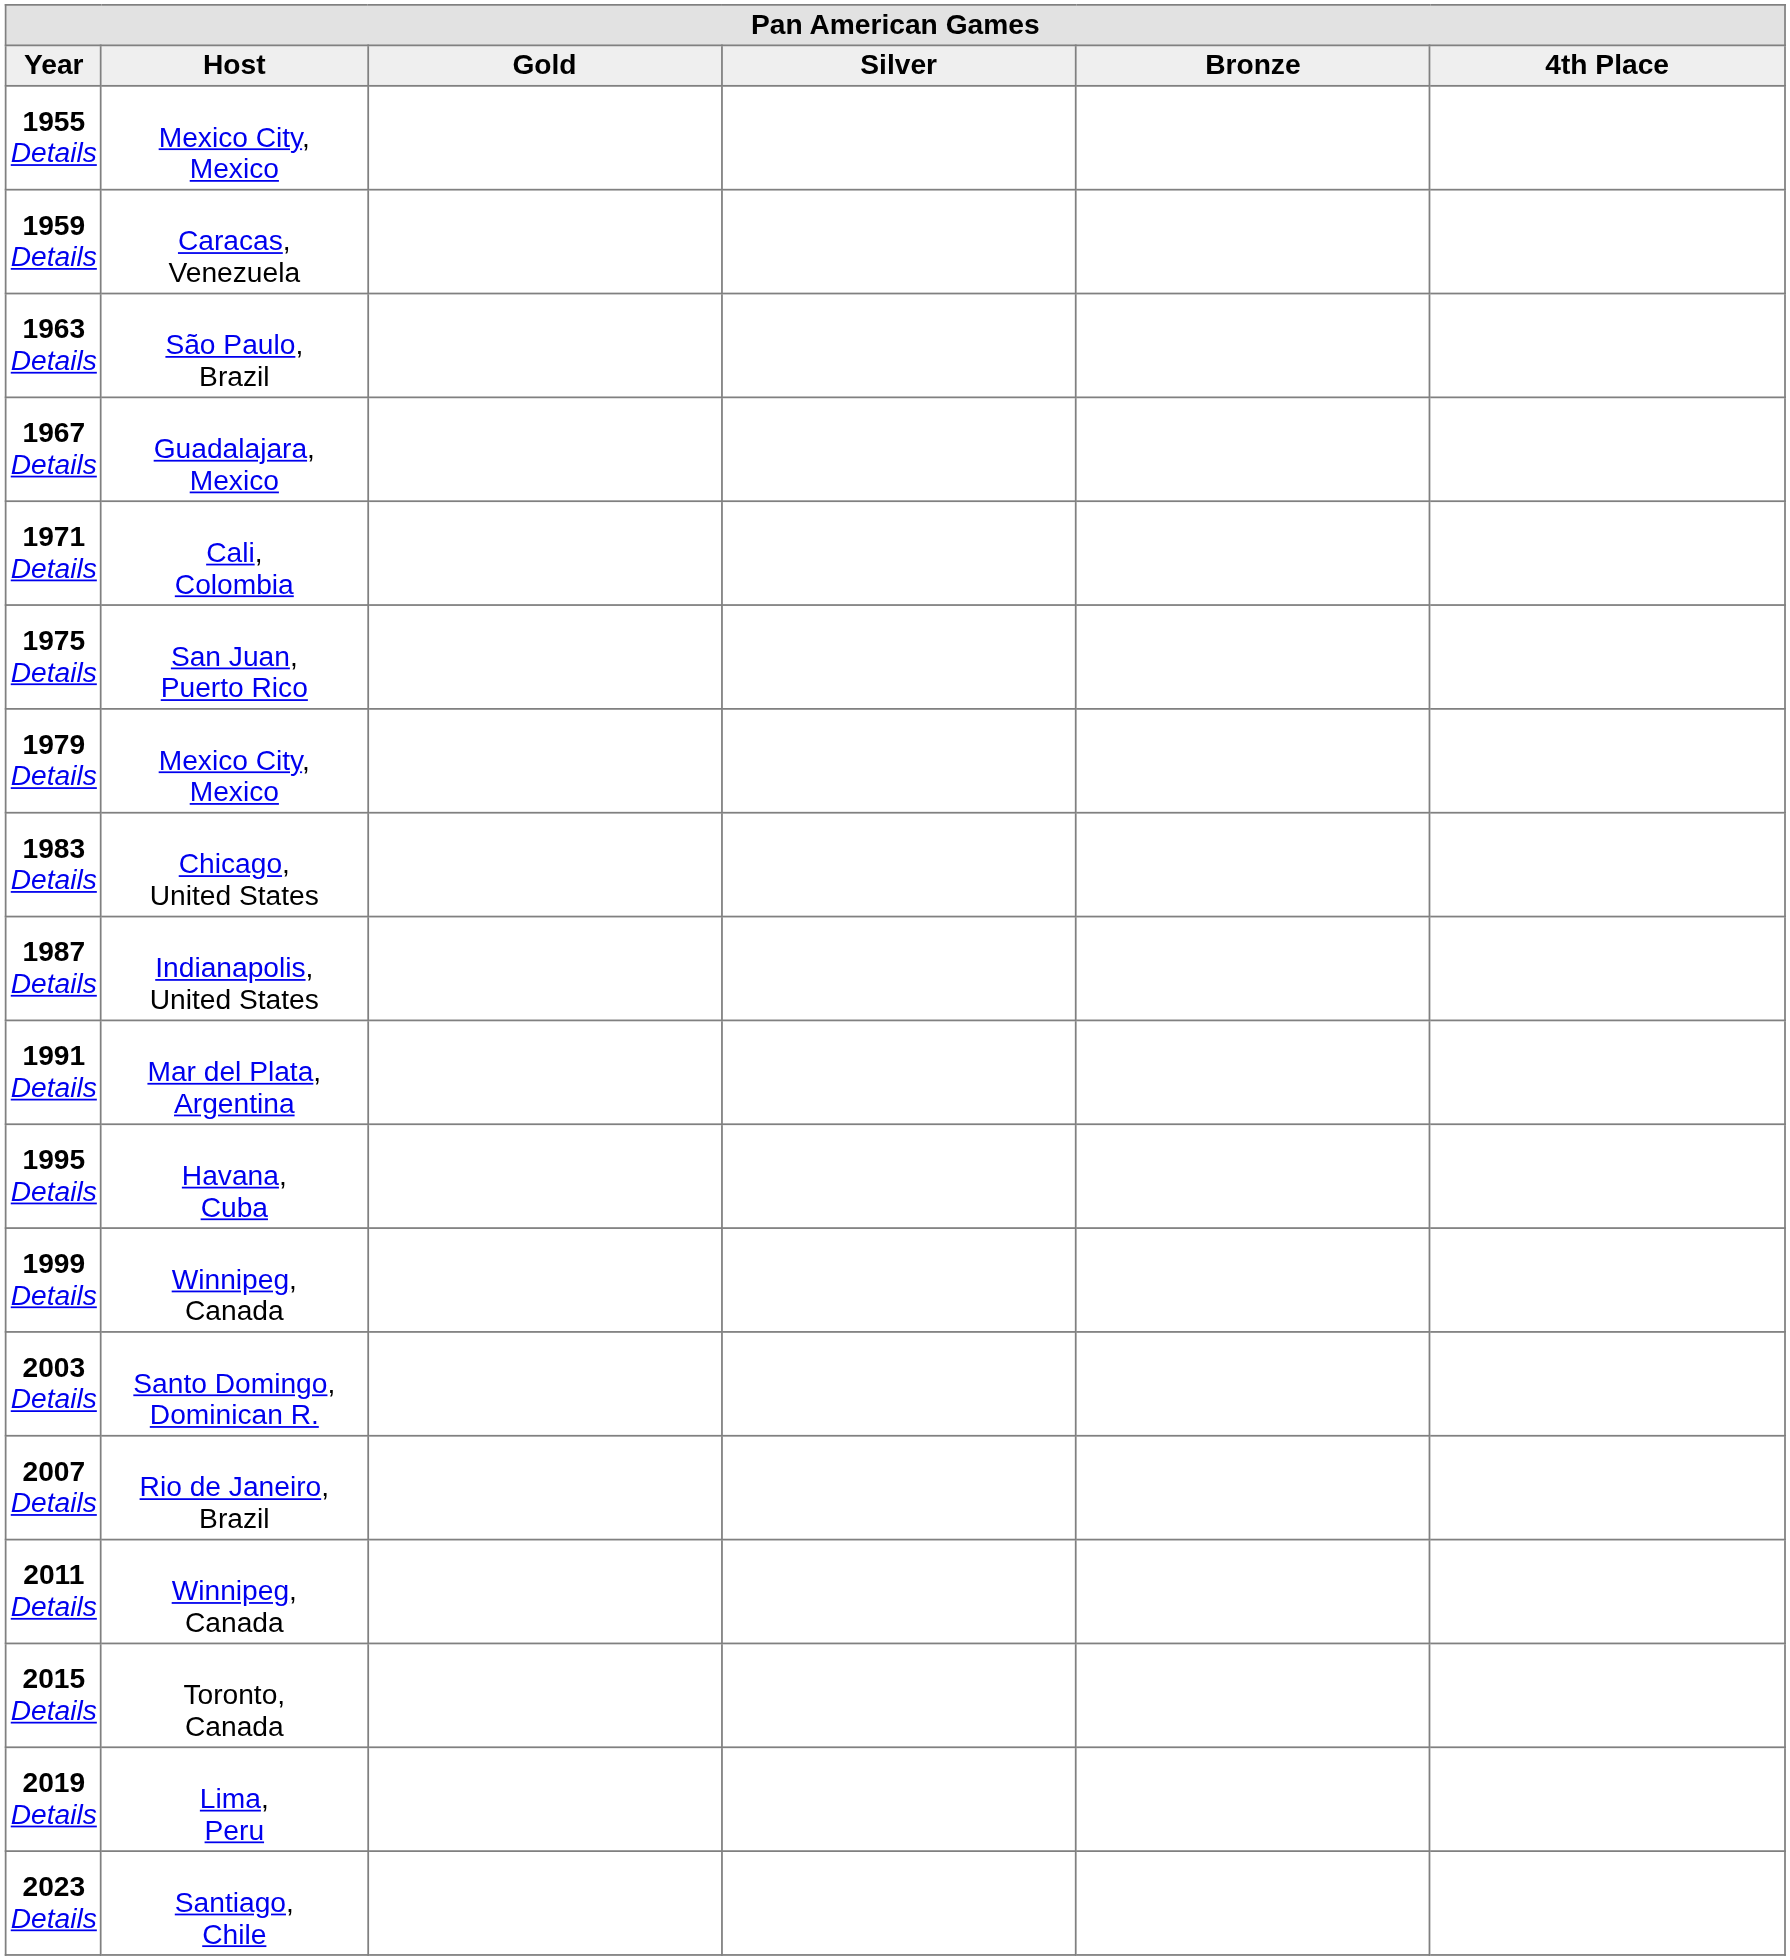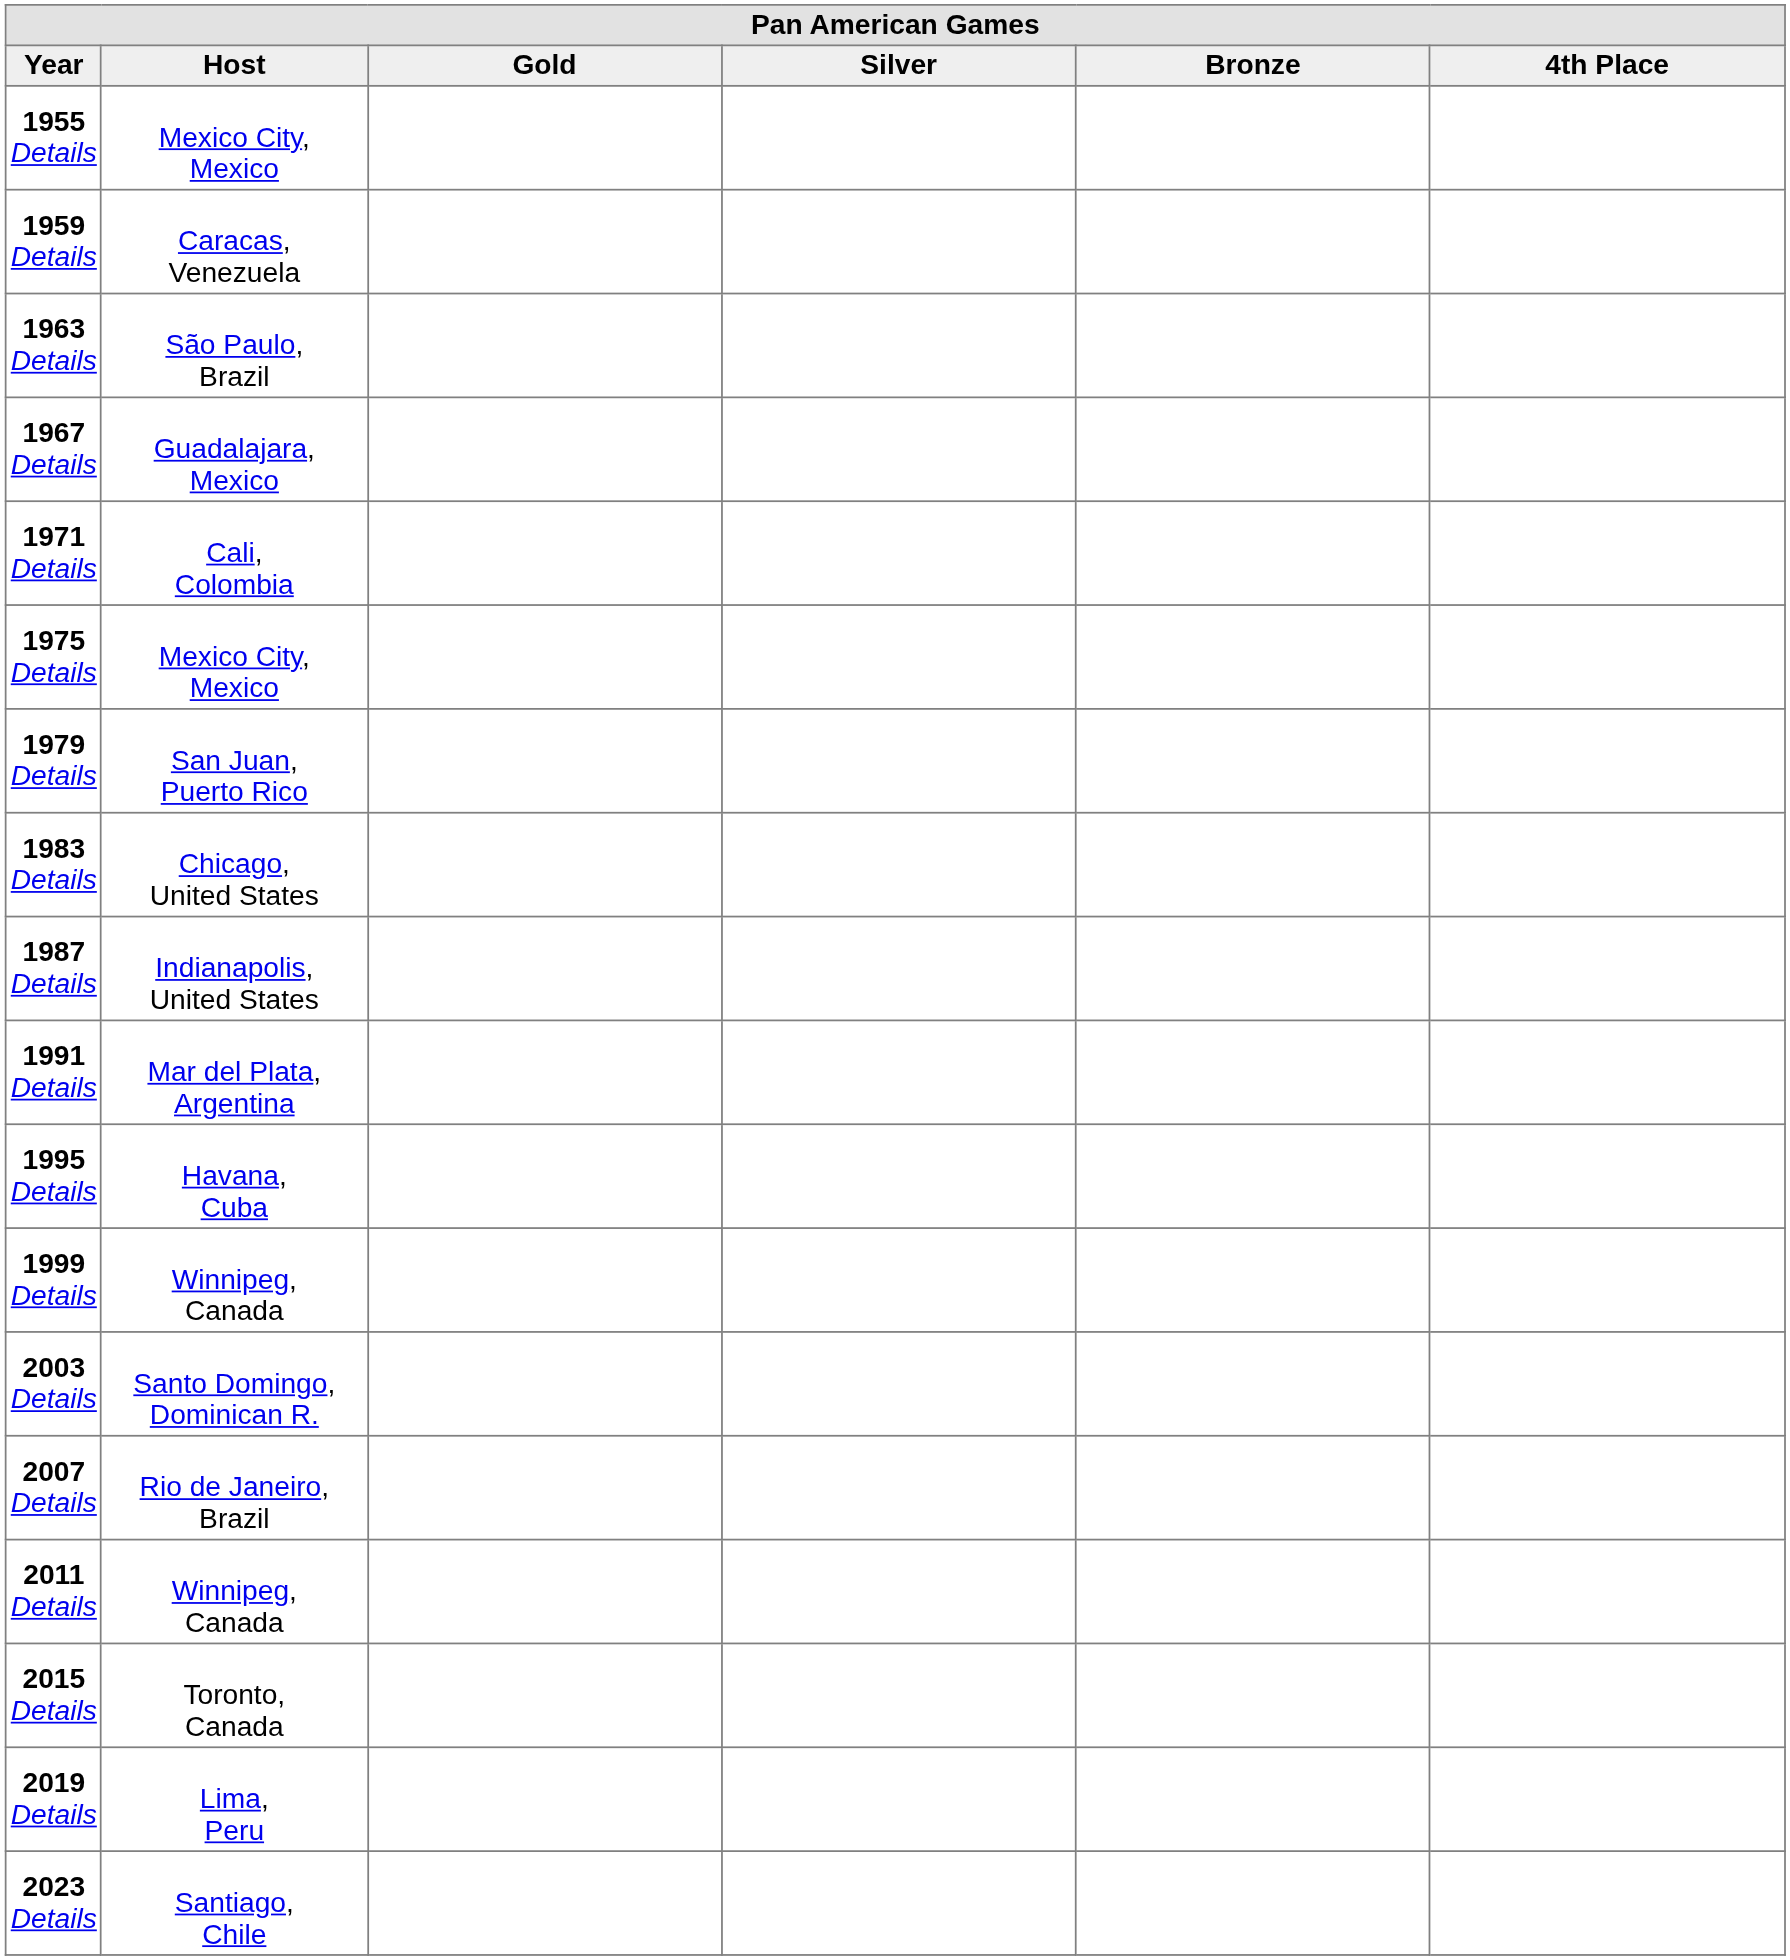(234, 672) San Juan, Puerto Rico -> (234, 672) Mexico City, Mexico
(234, 776) Mexico City, Mexico -> (234, 776) San Juan, Puerto Rico
